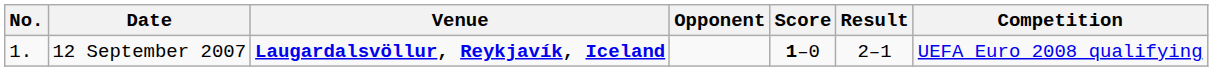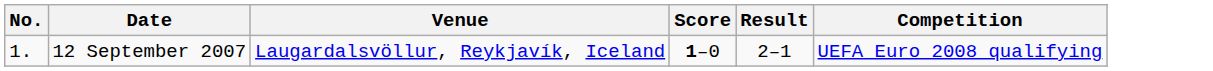- column: (720, 20)
(460, 51) bold -> (460, 51) normal
